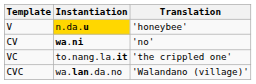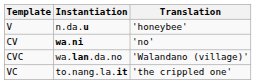(72, 27) gold background -> (72, 27) no background
rows swapped: (12, 57) <-> (15, 72)
